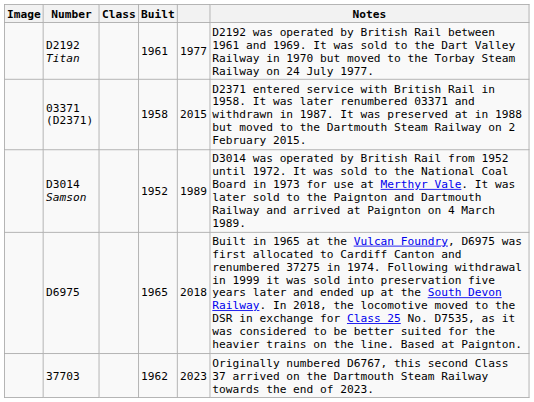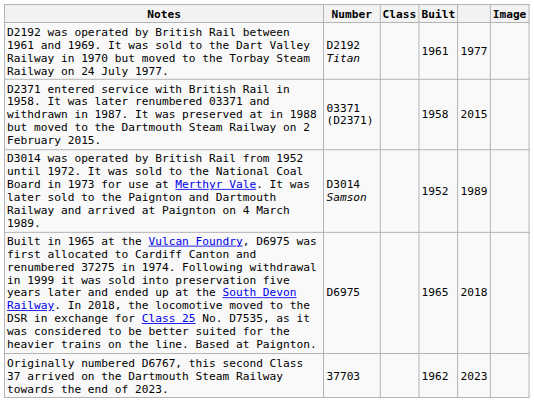columns swapped: (24, 14) <-> (369, 14)
